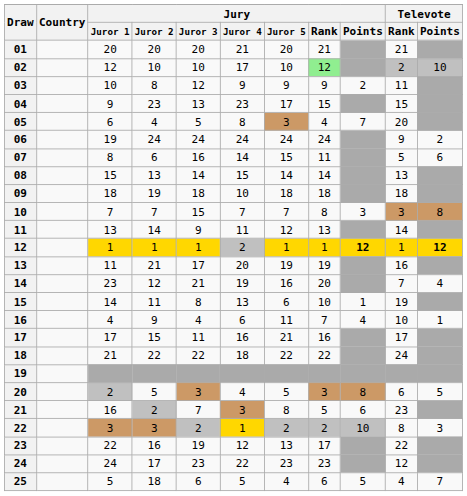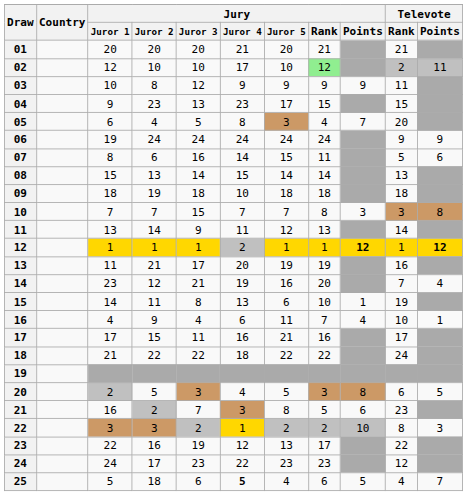(440, 67) 10 -> (440, 67) 11
(363, 85) 2 -> (363, 85) 9
(440, 139) 2 -> (440, 139) 9
(242, 482) normal -> (242, 482) bold
